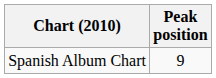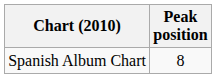(180, 60) 9 -> (180, 60) 8
